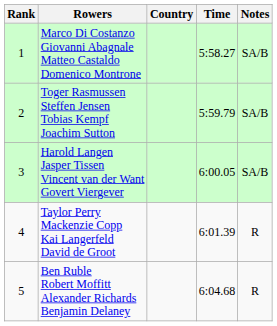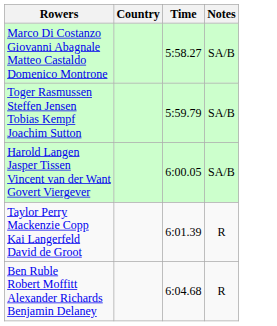- column: (21, 14)
